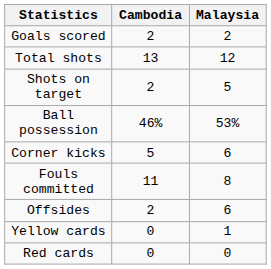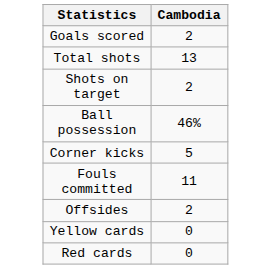- column: (228, 15)
